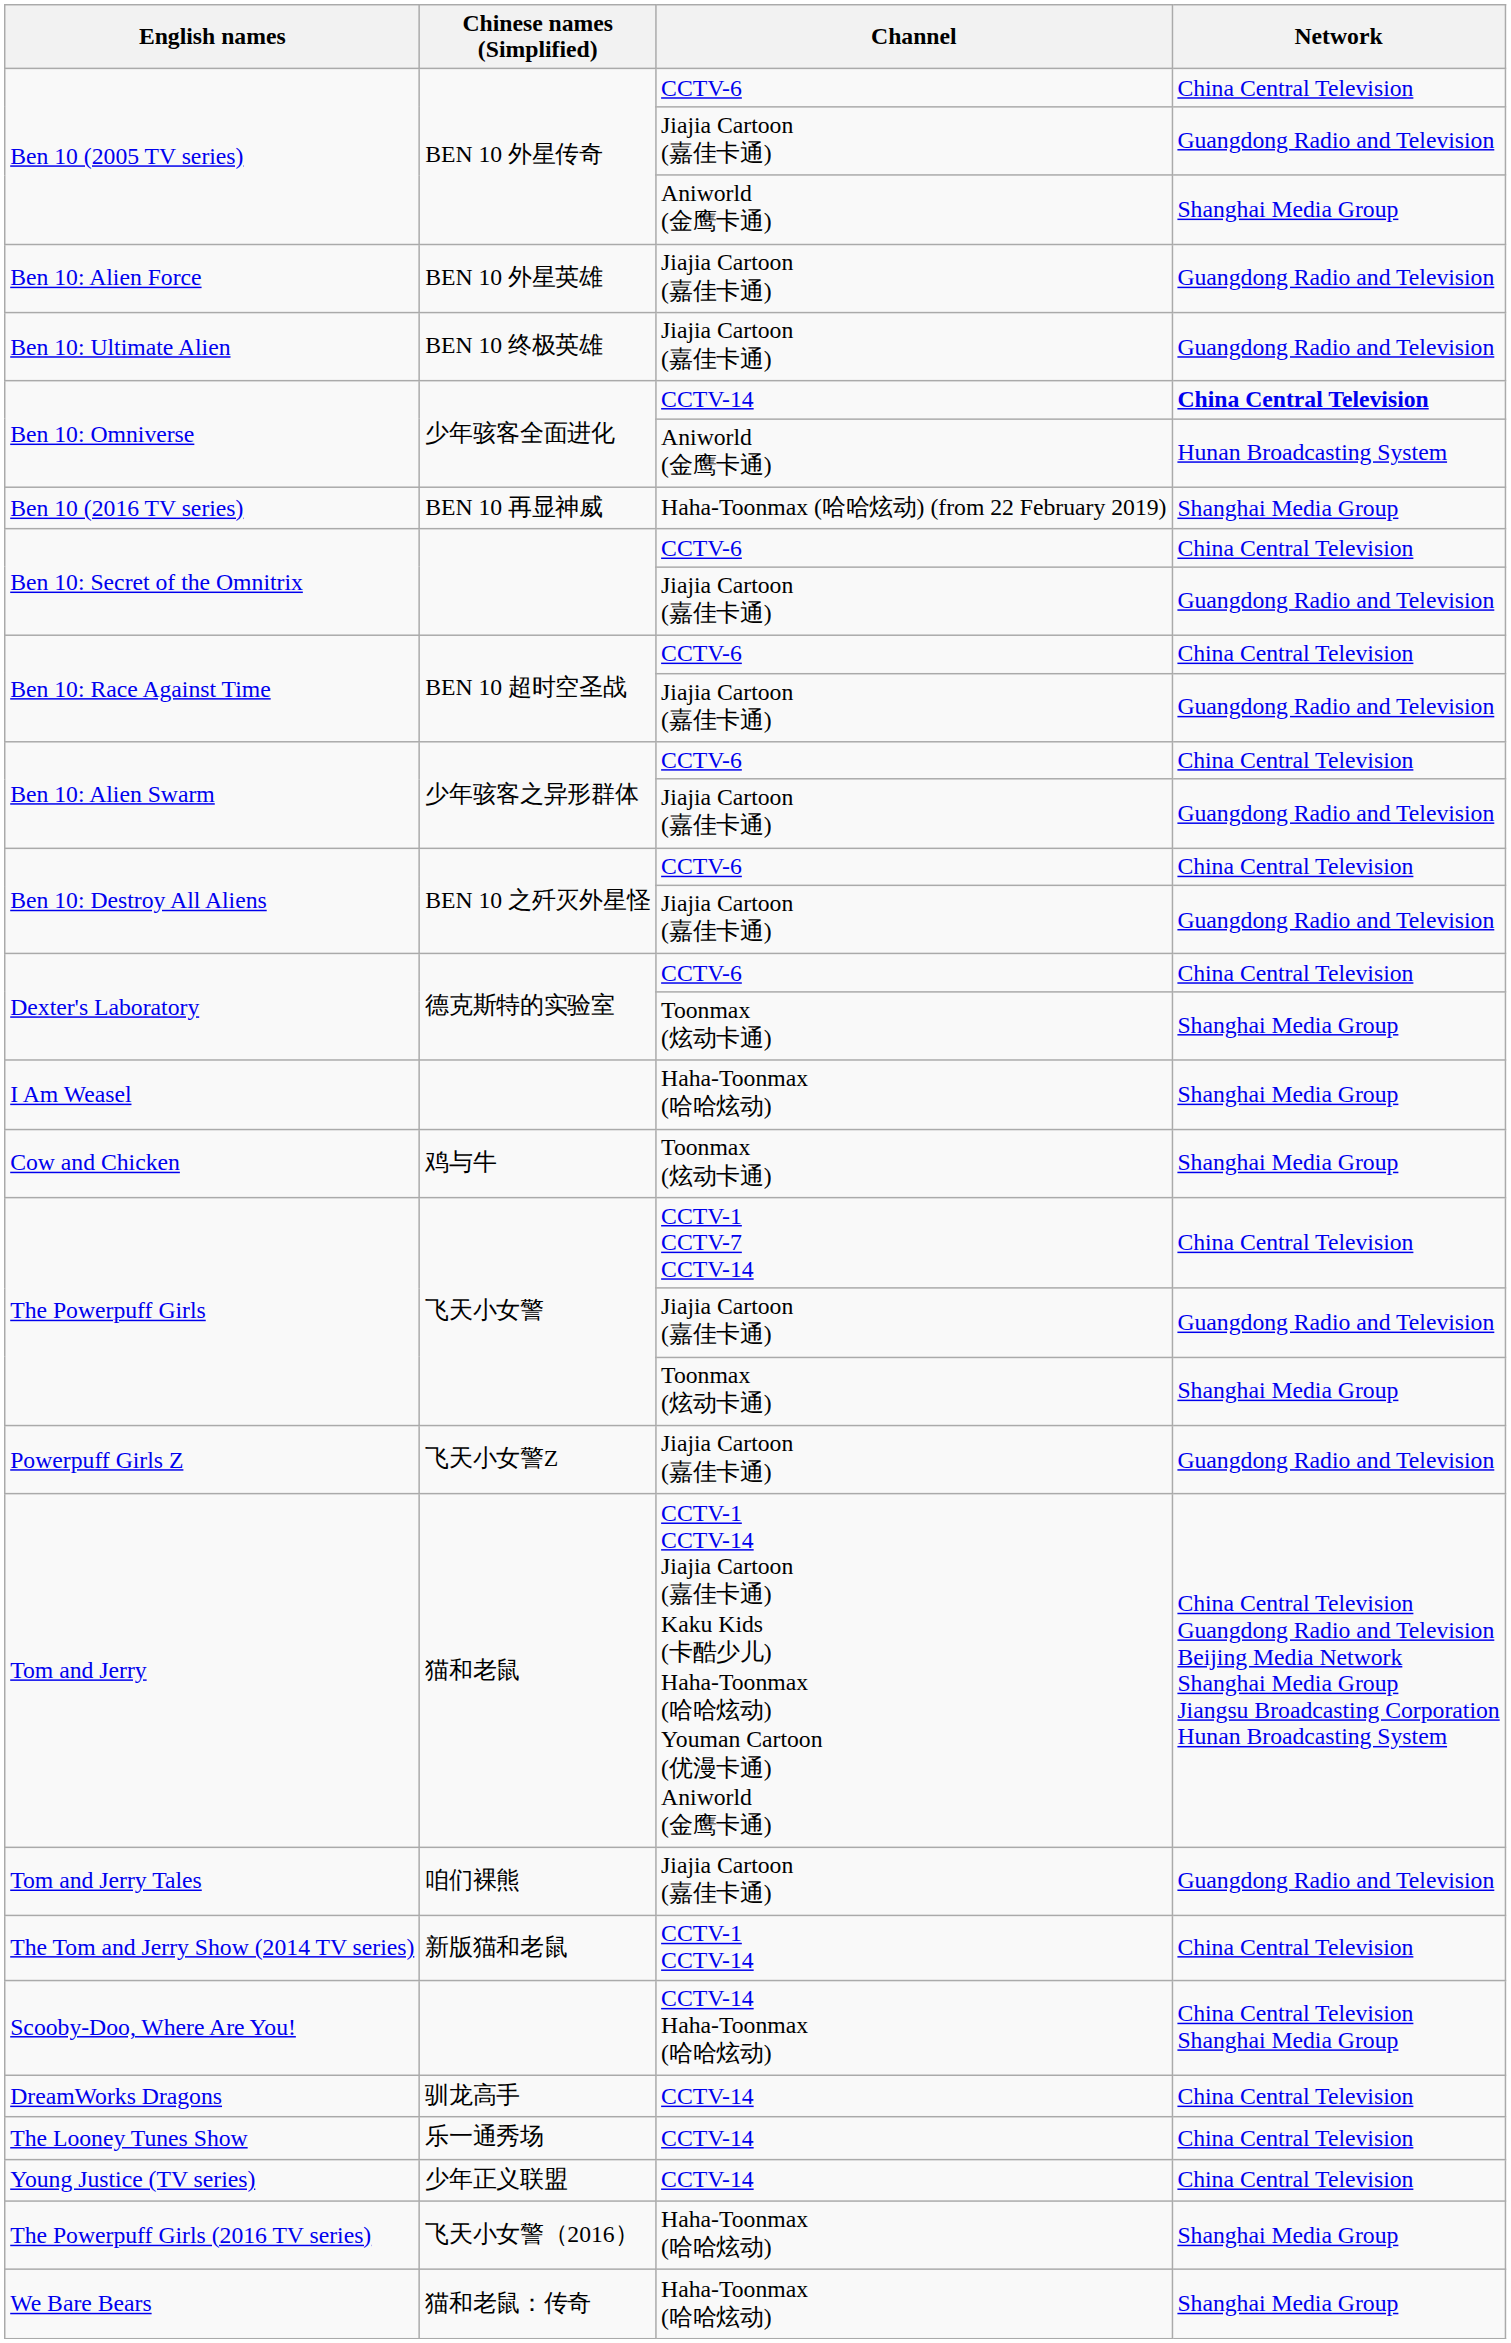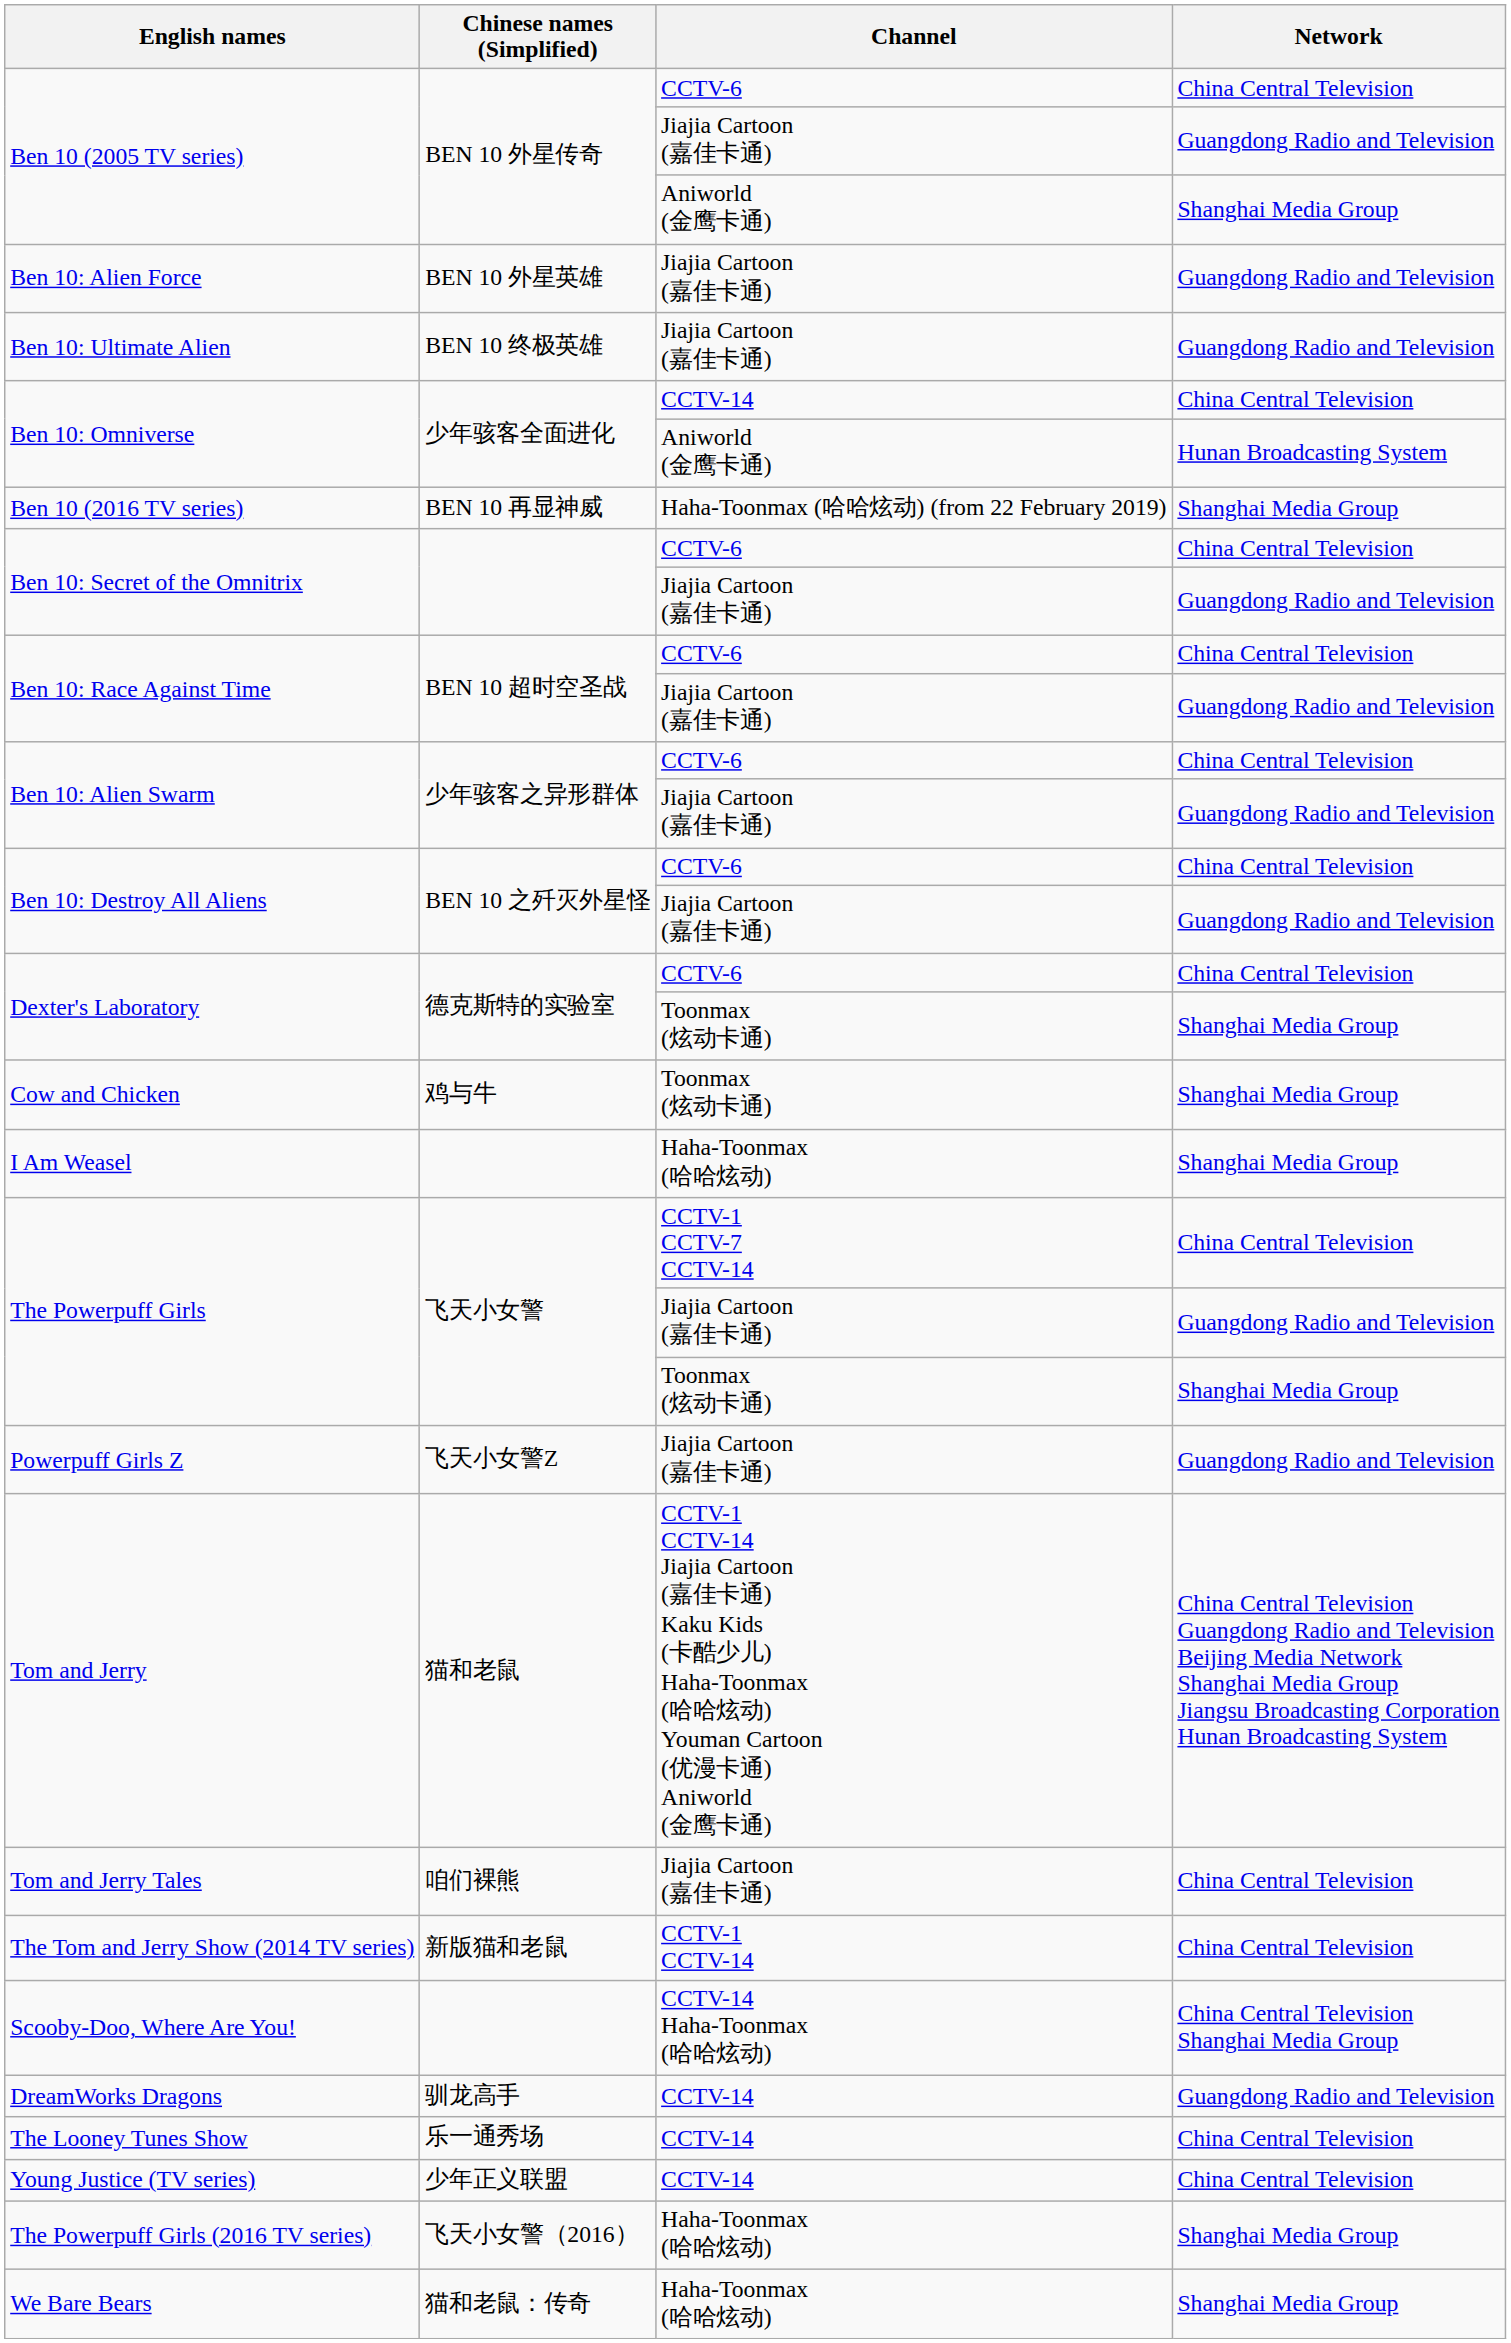(1303, 399) bold -> (1295, 399) normal
rows swapped: (95, 1162) <-> (71, 1094)
(1336, 1881) Guangdong Radio and Television -> (1295, 1881) China Central Television
(1295, 2095) China Central Television -> (1336, 2095) Guangdong Radio and Television
